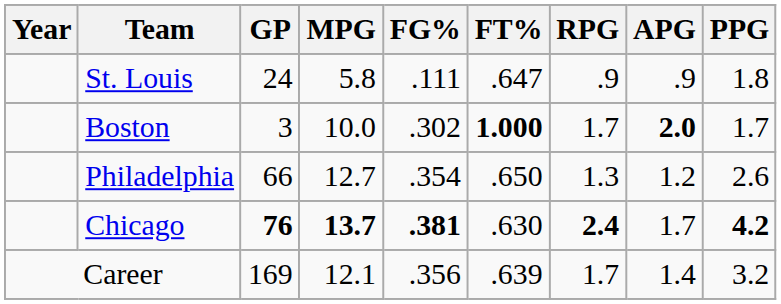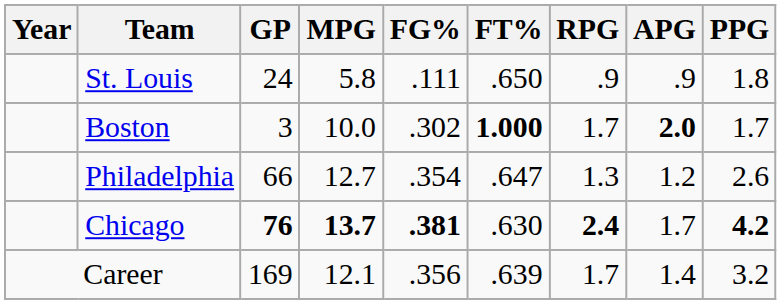(516, 78) .647 -> (516, 78) .650
(516, 176) .650 -> (516, 176) .647
